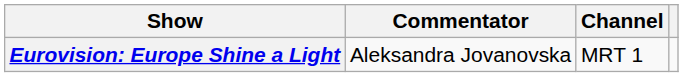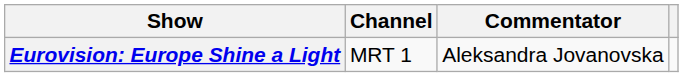columns swapped: (461, 21) <-> (622, 21)
